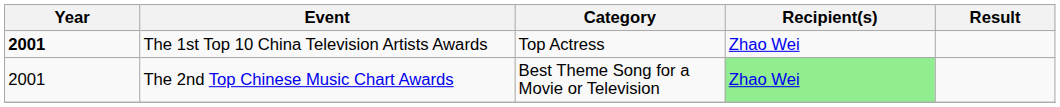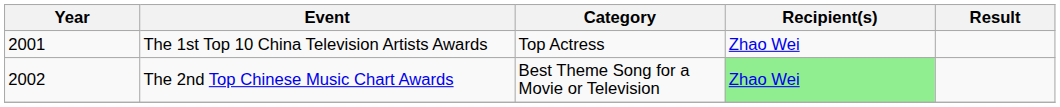(27, 44) bold -> (27, 44) normal
(27, 79) 2001 -> (27, 79) 2002
